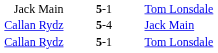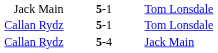rows swapped: (34, 42) <-> (34, 25)
